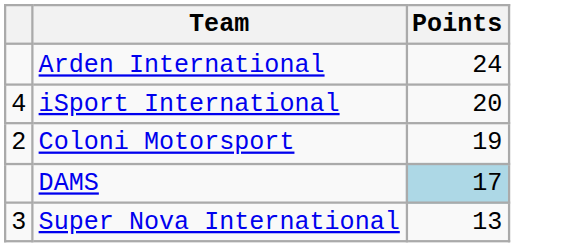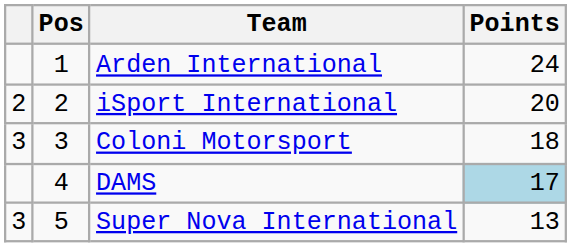+ column: (61, 25)
(19, 104) 4 -> (19, 104) 2
(19, 143) 2 -> (19, 143) 3
(487, 143) 19 -> (545, 143) 18
